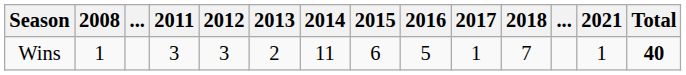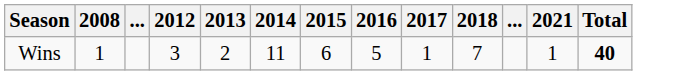- column: (174, 20)
